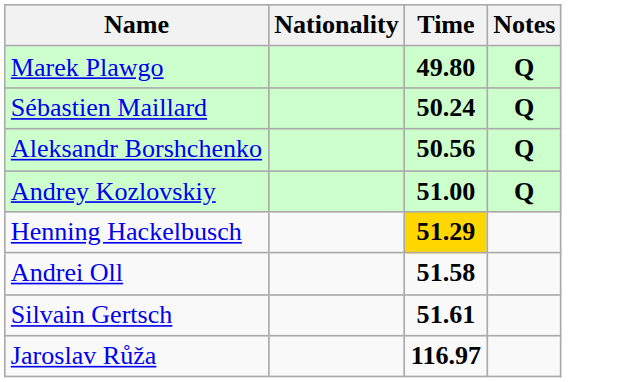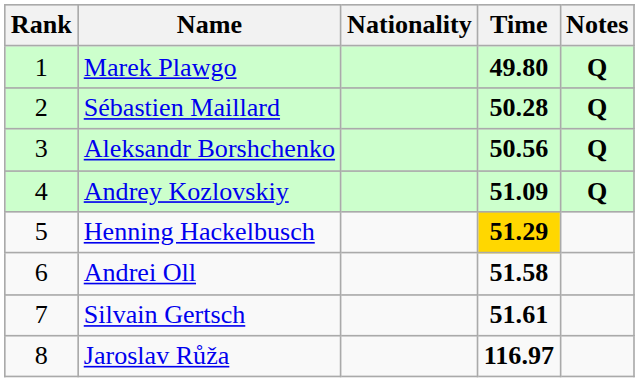+ column: (41, 25)
(446, 107) 50.24 -> (519, 107) 50.28
(446, 190) 51.00 -> (519, 190) 51.09
